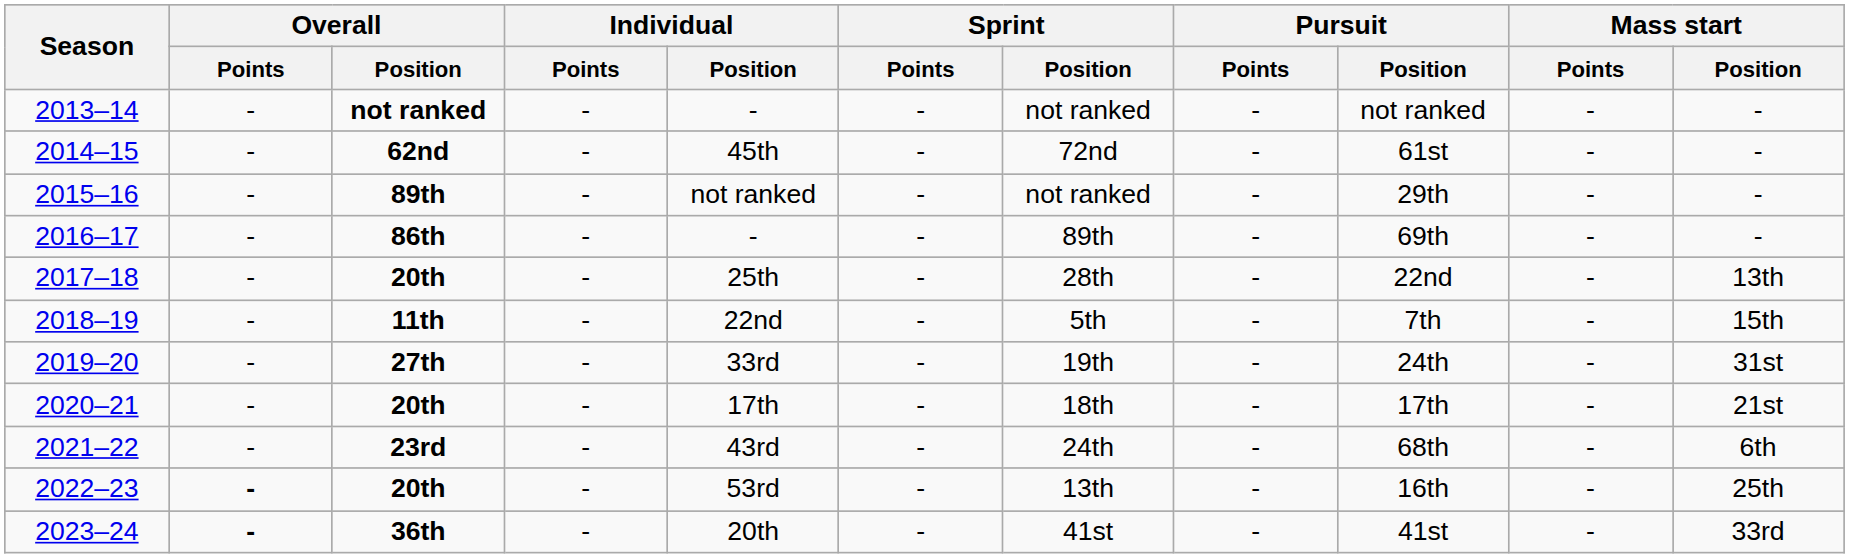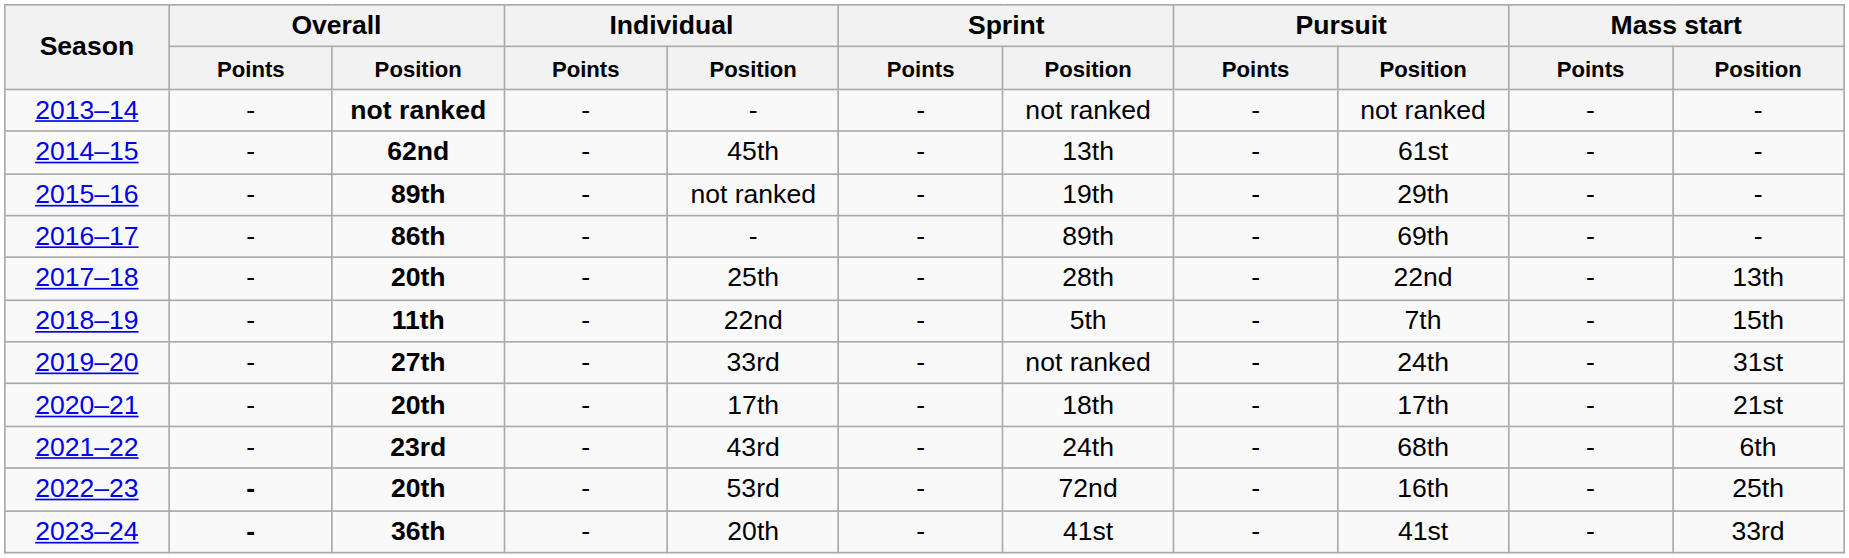(1088, 151) 72nd -> (1088, 151) 13th
(1088, 194) not ranked -> (1088, 194) 19th
(1088, 362) 19th -> (1088, 362) not ranked
(1088, 488) 13th -> (1088, 488) 72nd
